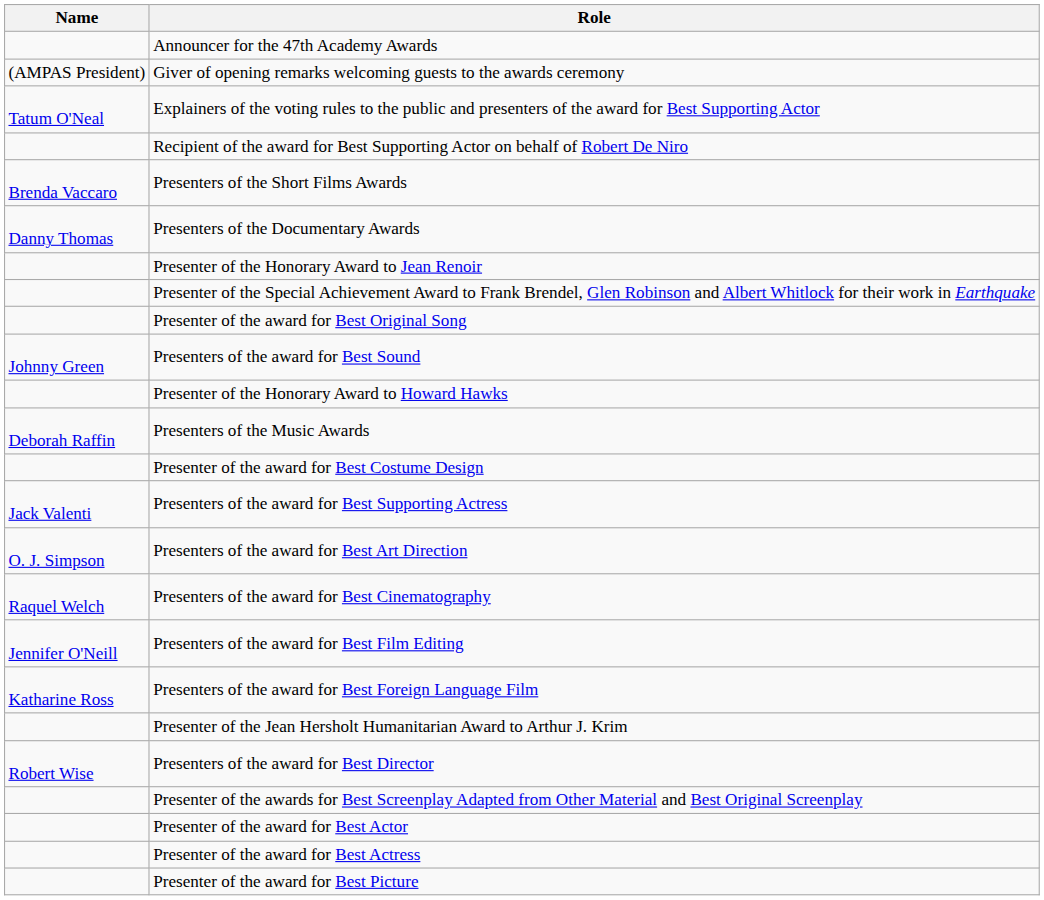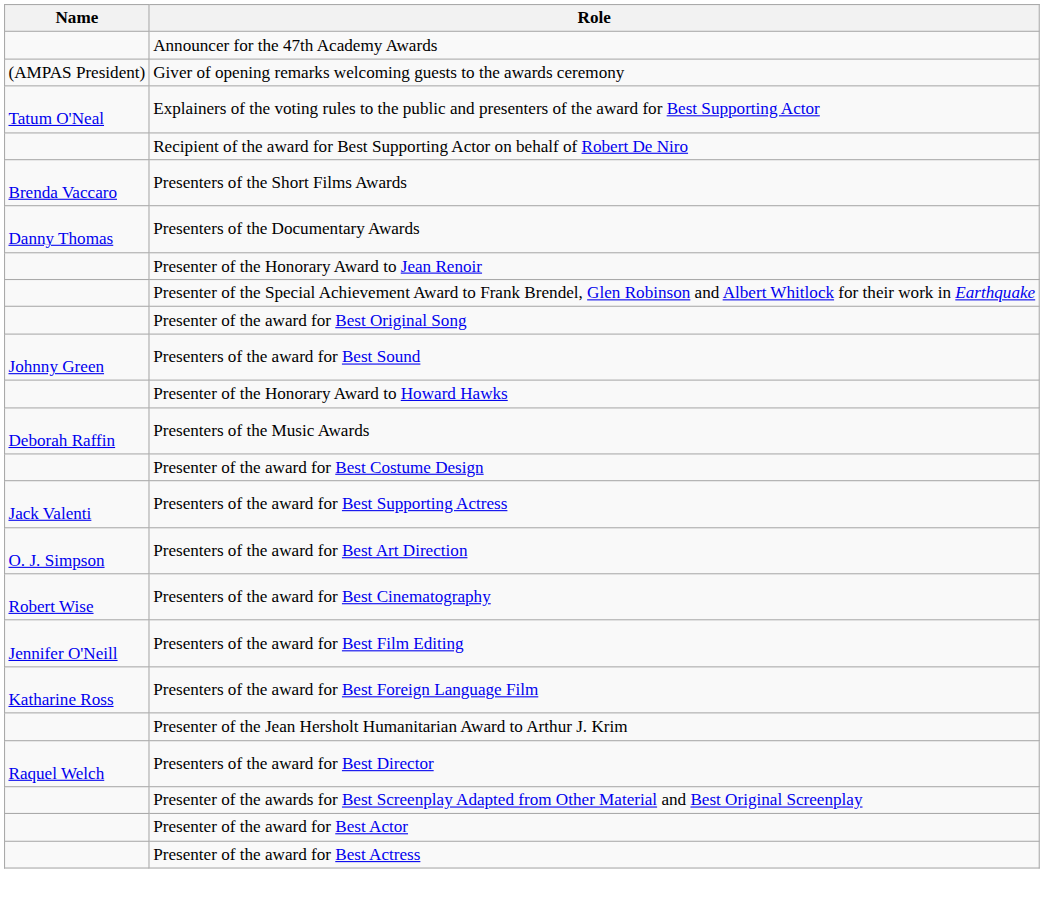(56, 606) Raquel Welch -> (51, 606) Robert Wise
(51, 772) Robert Wise -> (56, 772) Raquel Welch
- row: (286, 881)
